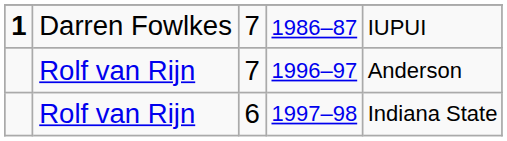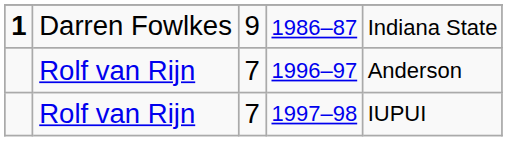(252, 26) 7 -> (252, 26) 9
(397, 27) IUPUI -> (433, 27) Indiana State
(252, 113) 6 -> (252, 113) 7
(433, 114) Indiana State -> (397, 114) IUPUI
